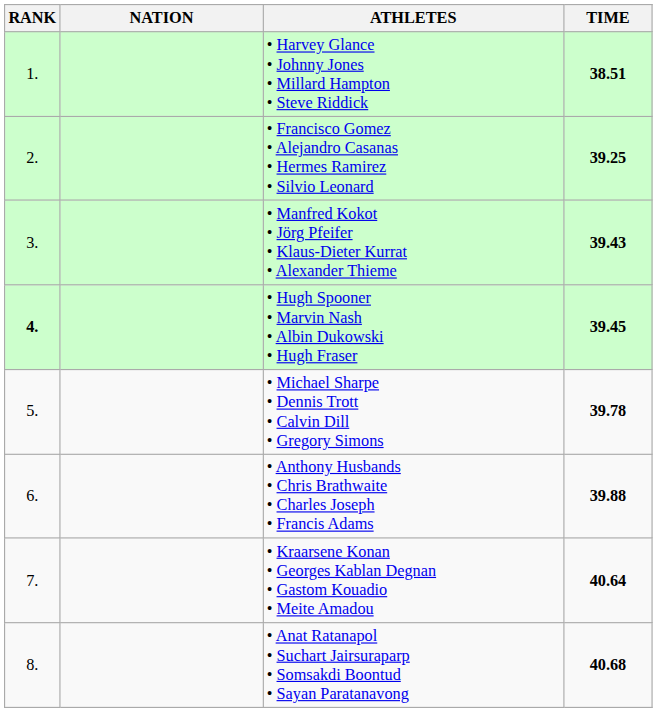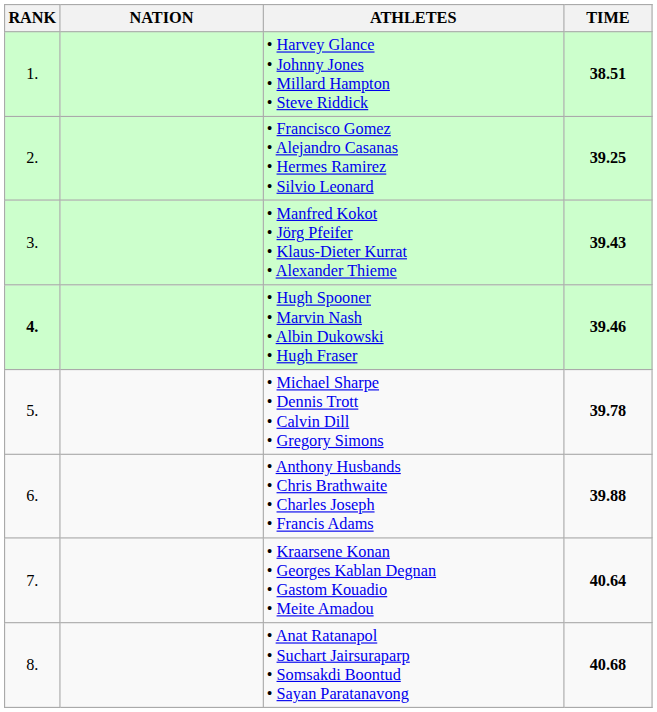(608, 327) 39.45 -> (608, 327) 39.46
